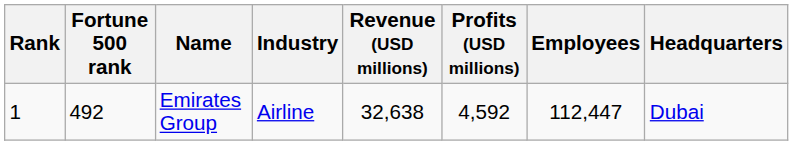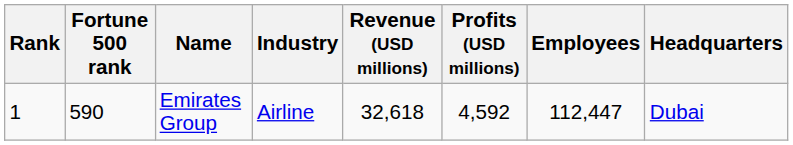(87, 111) 492 -> (87, 111) 590
(392, 111) 32,638 -> (392, 111) 32,618
